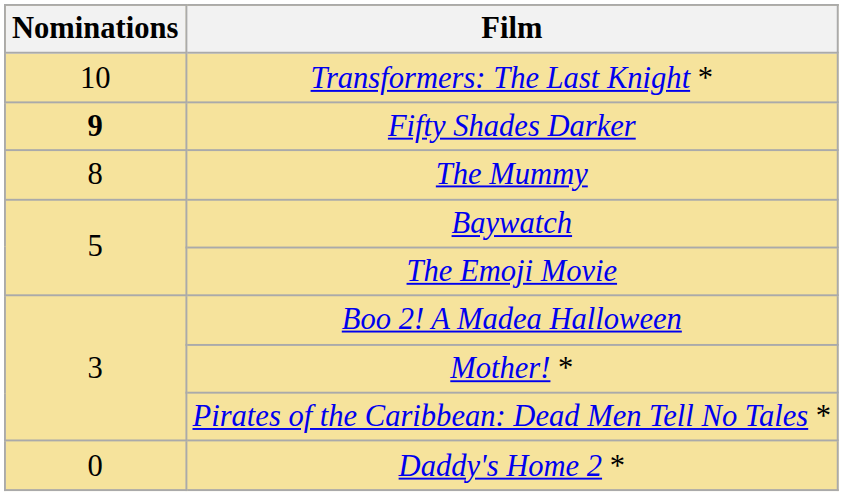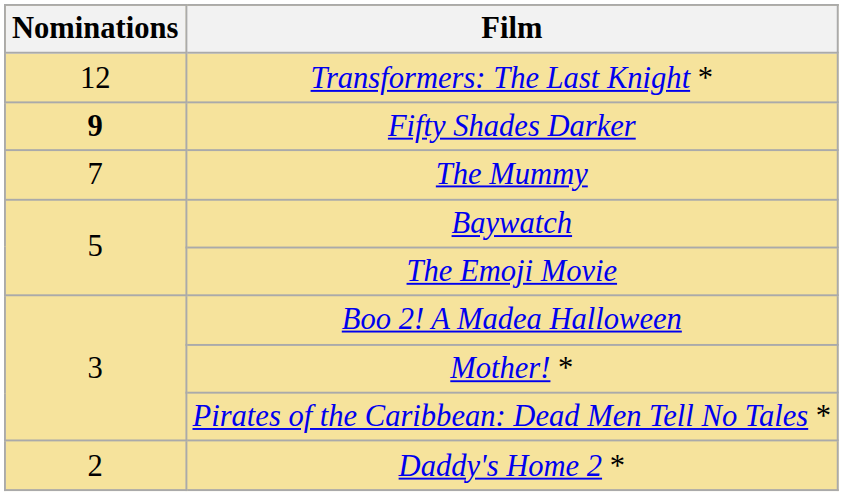(95, 77) 10 -> (95, 77) 12
(95, 174) 8 -> (95, 174) 7
(95, 464) 0 -> (95, 464) 2
